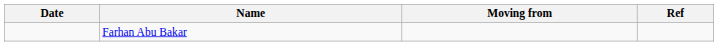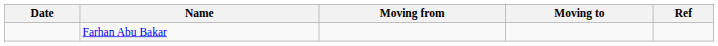+ column: (579, 13)
